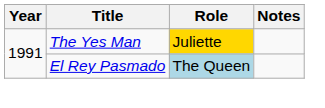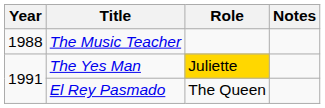+ row: (115, 41)
(211, 66) lightblue background -> (227, 90) no background
